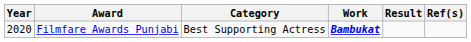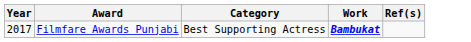- column: (404, 13)
(19, 30) 2020 -> (19, 30) 2017
